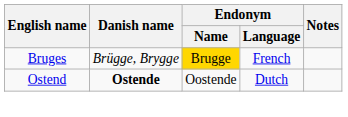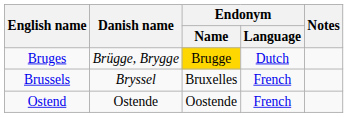(272, 58) French -> (272, 58) Dutch
+ row: (47, 79)
(136, 79) bold -> (136, 101) normal
(272, 79) Dutch -> (272, 101) French
